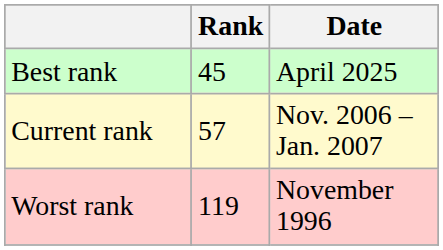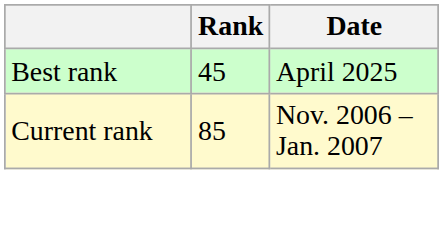(212, 130) 57 -> (212, 130) 85
- row: (72, 206)
